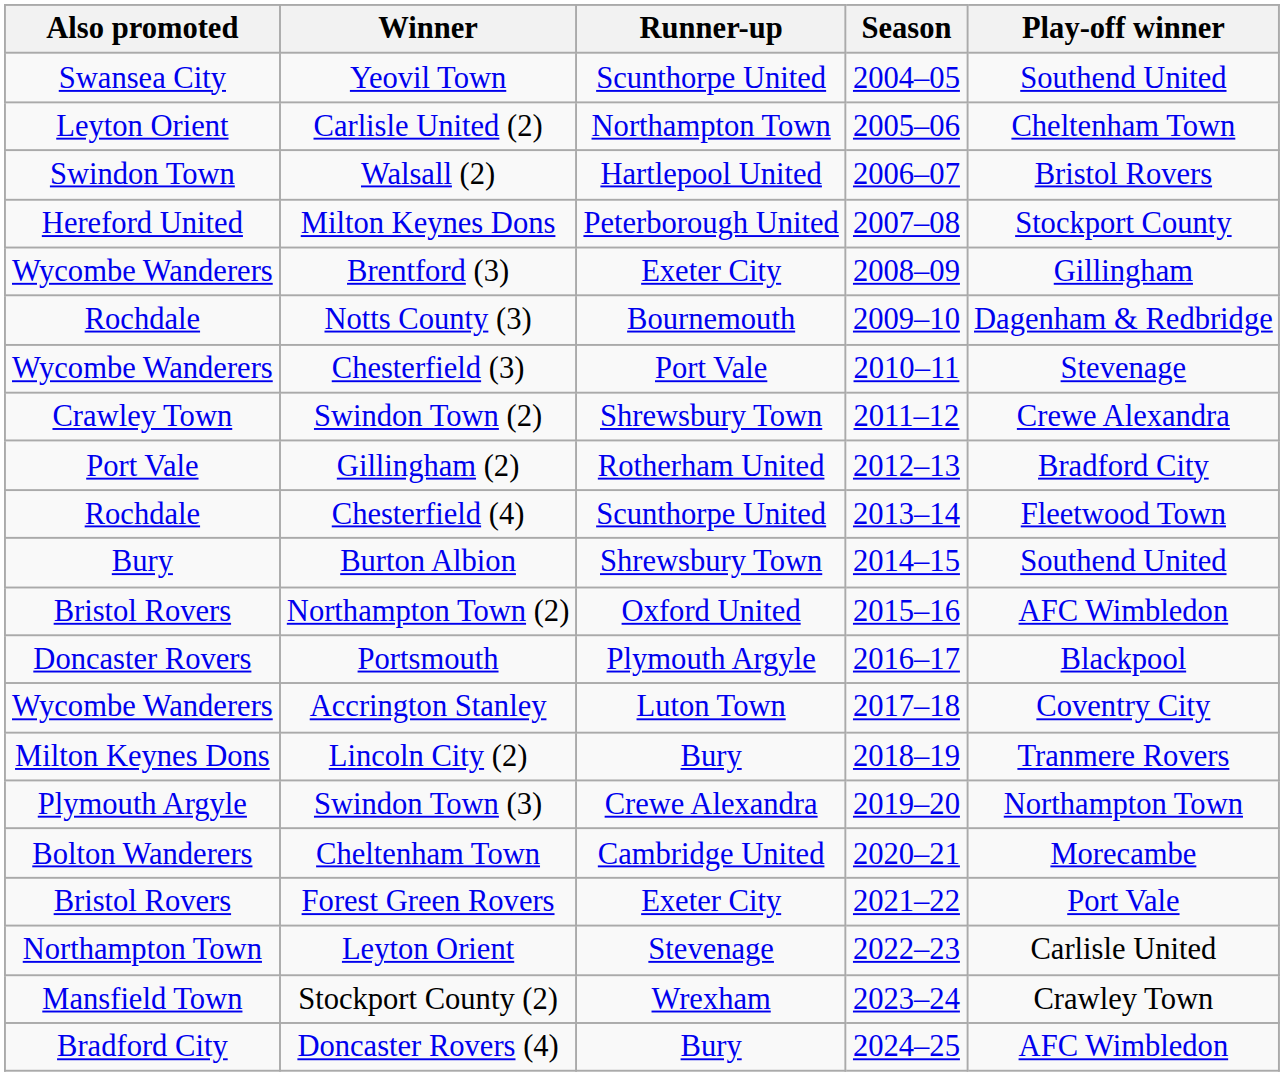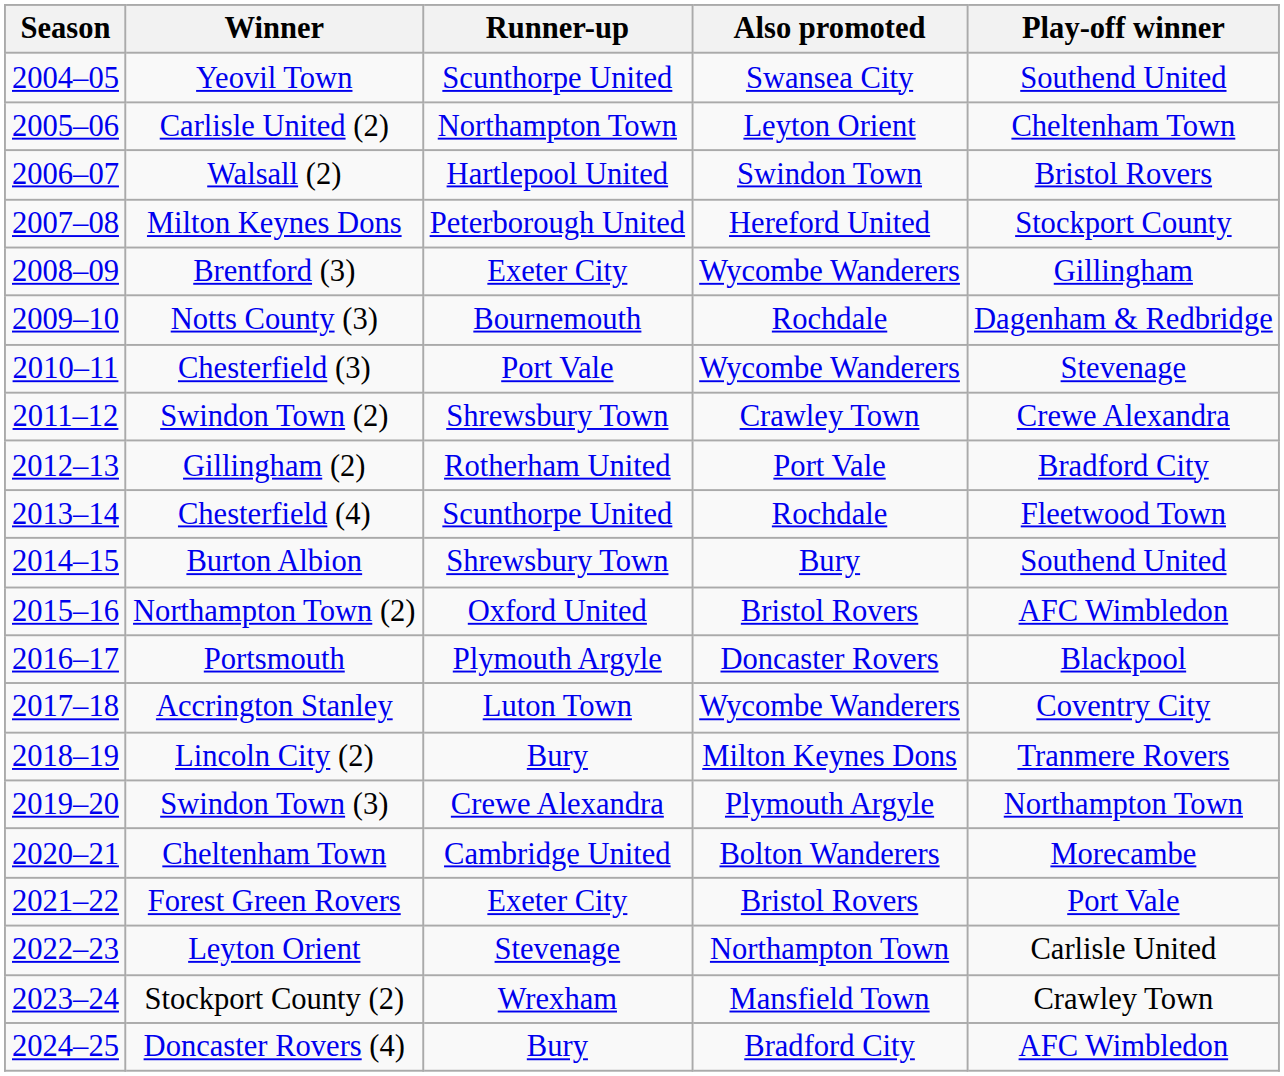columns swapped: (906, 28) <-> (142, 28)
